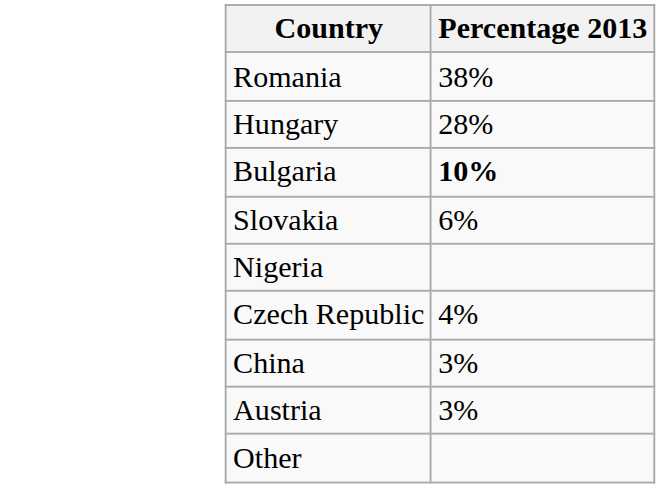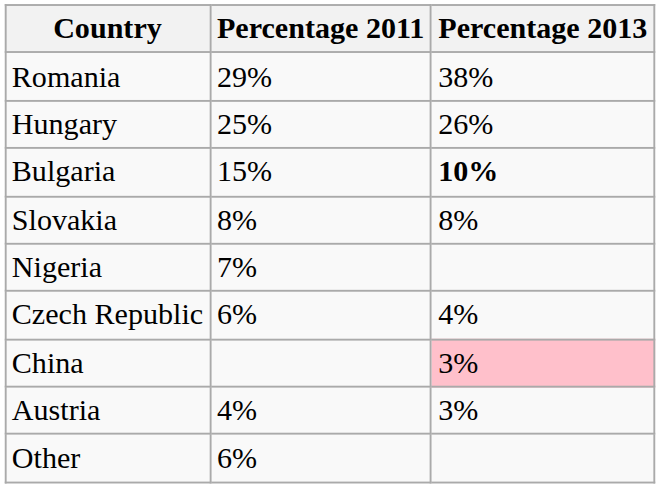+ column: (321, 28)
(466, 123) 28% -> (466, 123) 26%
(458, 219) 6% -> (458, 219) 8%
(458, 362) no background -> (458, 362) pink background
